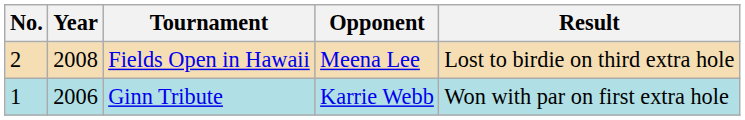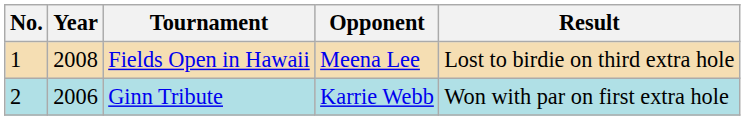(16, 59) 2 -> (16, 59) 1
(16, 96) 1 -> (16, 96) 2
